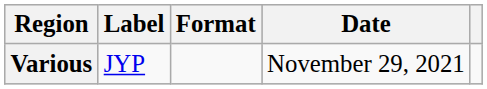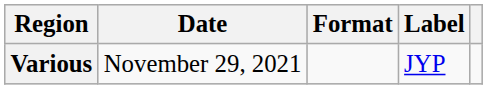columns swapped: (366, 24) <-> (134, 24)
